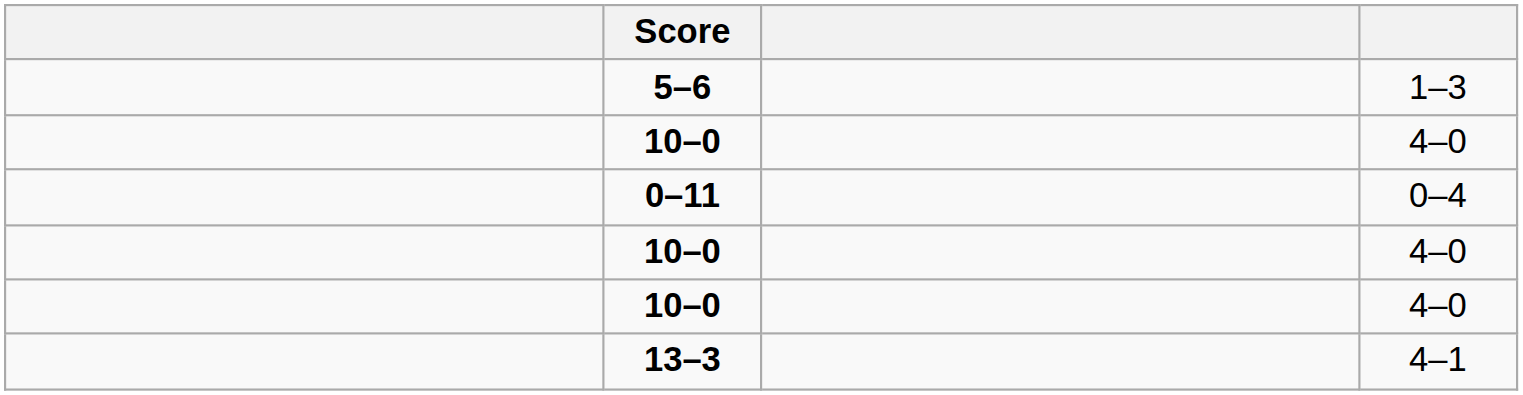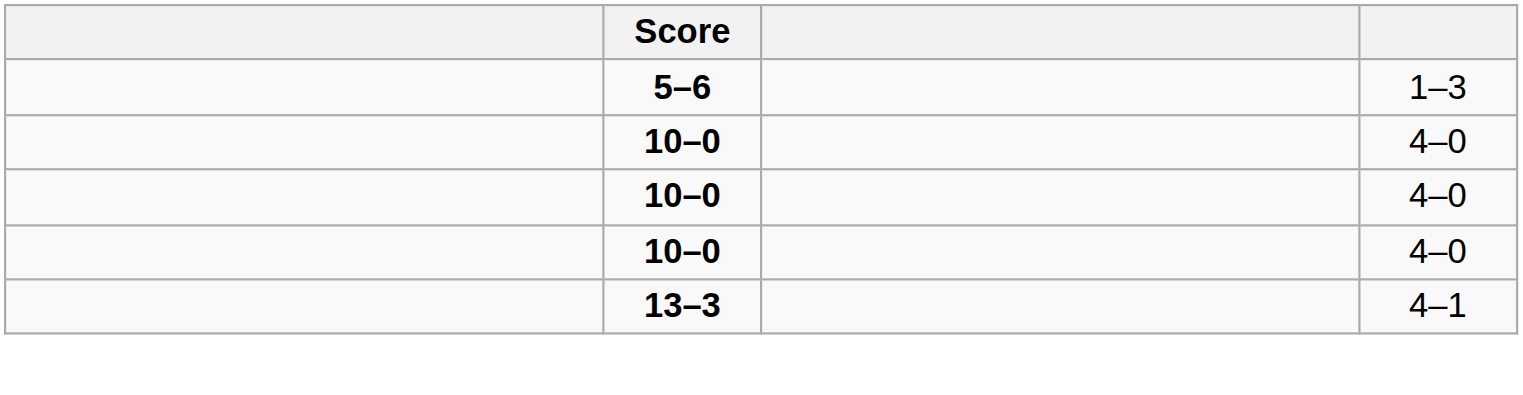- row: (682, 196)
